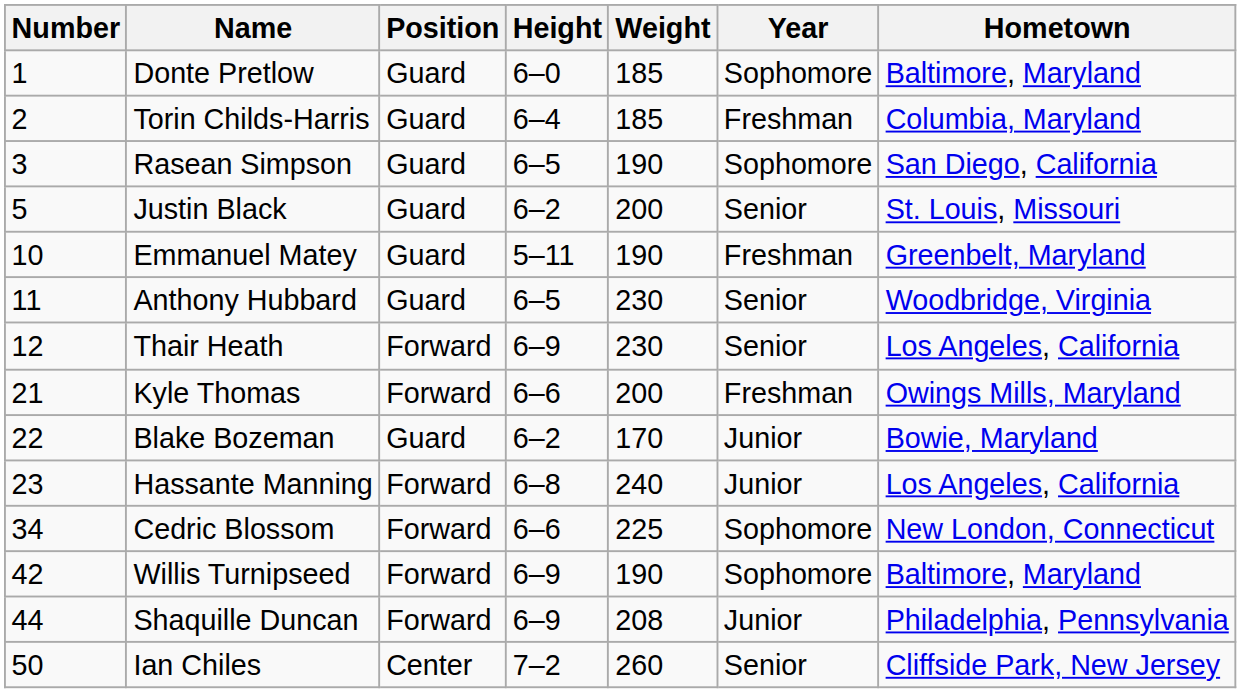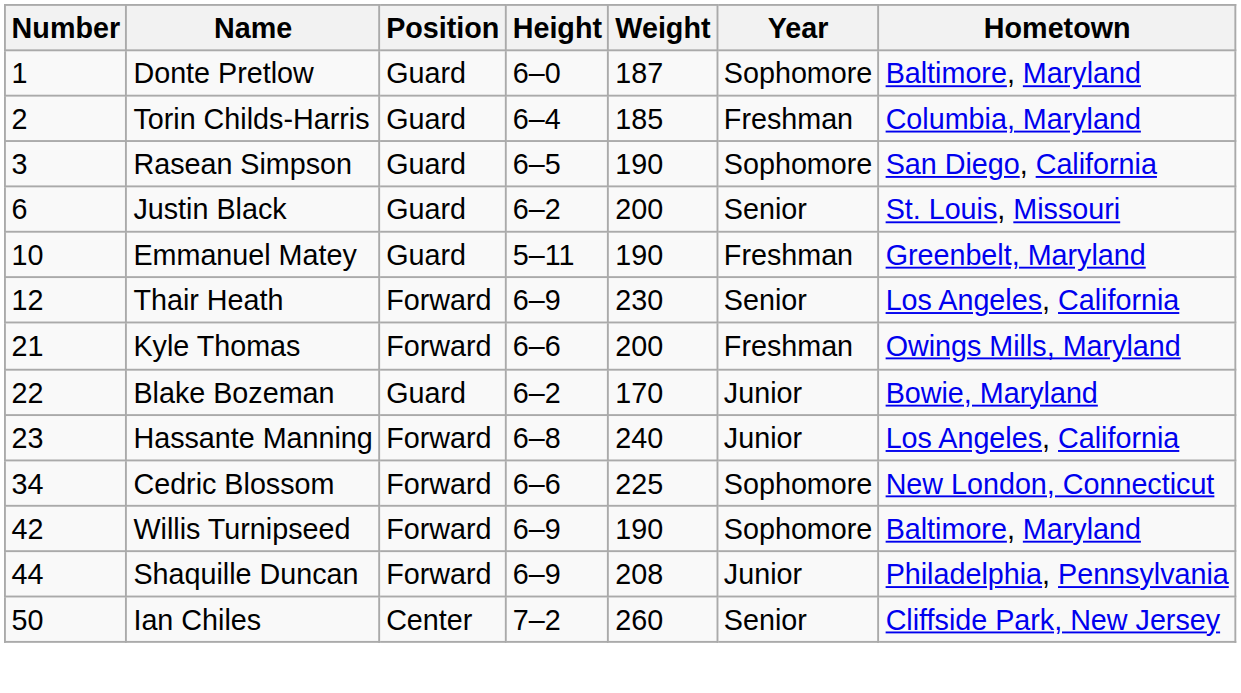(639, 73) 185 -> (639, 73) 187
(20, 210) 5 -> (20, 210) 6
- row: (245, 301)
